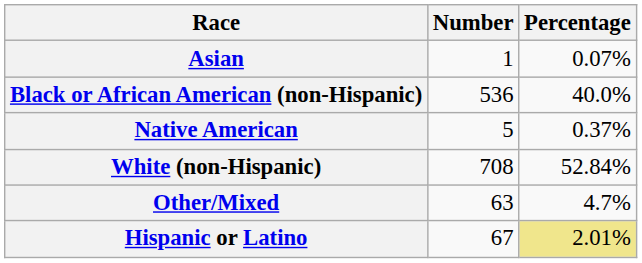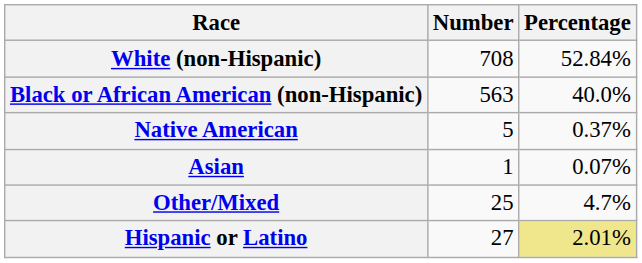rows swapped: (216, 166) <-> (216, 58)
(496, 94) 536 -> (496, 94) 563
(502, 202) 63 -> (502, 202) 25
(502, 238) 67 -> (502, 238) 27
